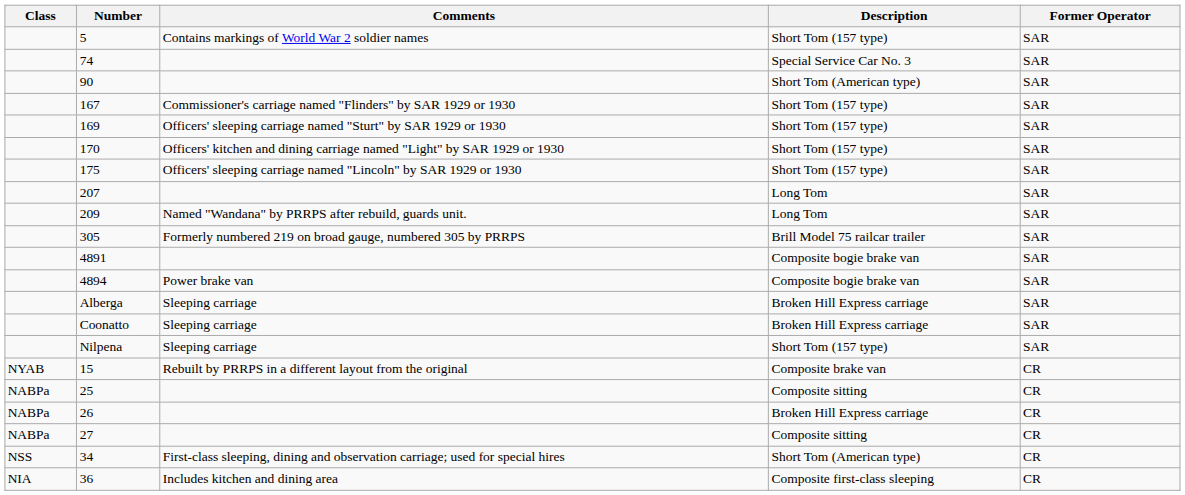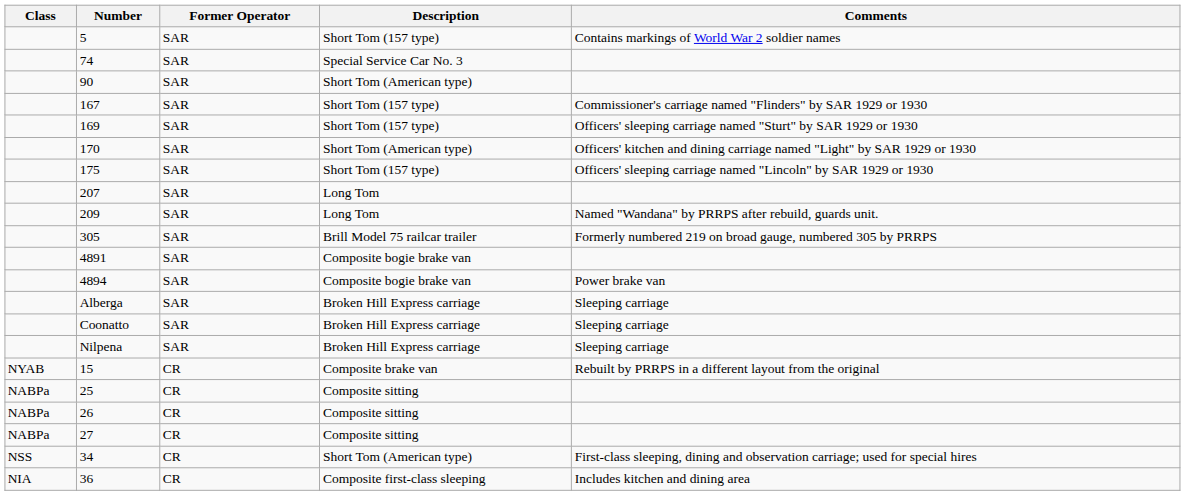columns swapped: (1100, 15) <-> (464, 15)
(829, 148) Short Tom (157 type) -> (398, 148) Short Tom (American type)
(829, 346) Short Tom (157 type) -> (401, 346) Broken Hill Express carriage
(850, 412) Broken Hill Express carriage -> (371, 412) Composite sitting
